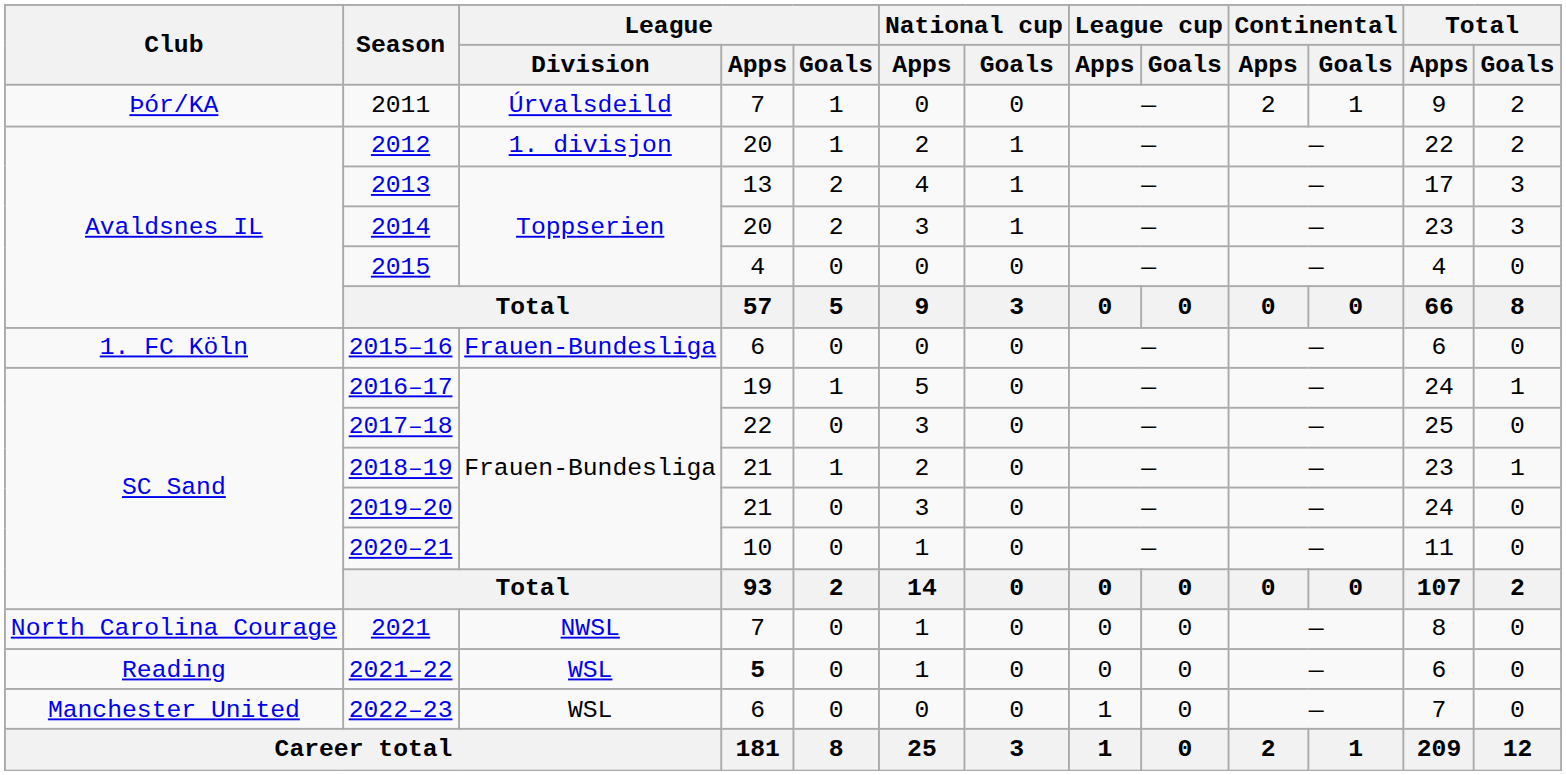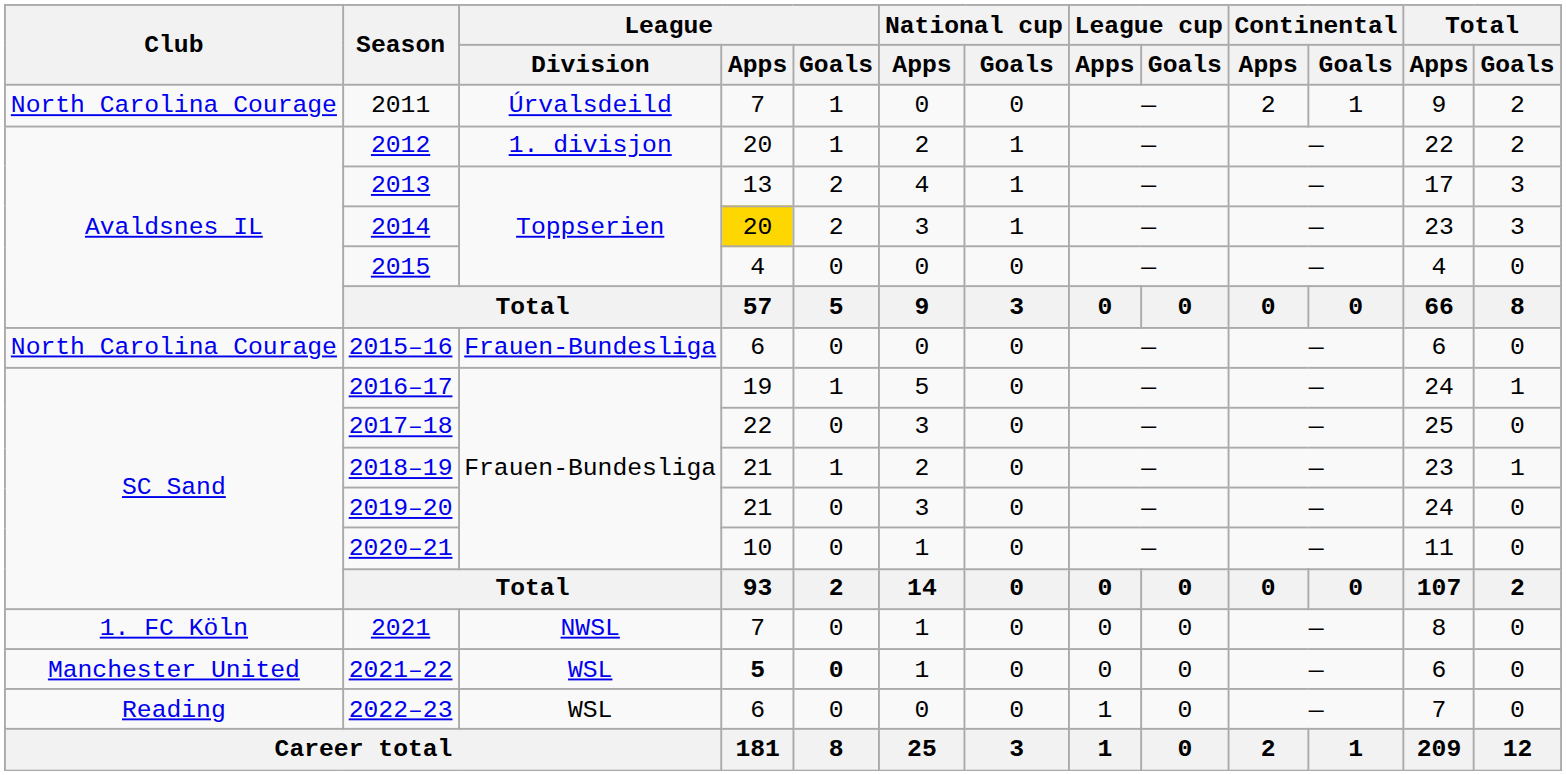(174, 106) Þór/KA -> (174, 106) North Carolina Courage
(758, 226) no background -> (758, 226) gold background
(174, 347) 1. FC Köln -> (174, 347) North Carolina Courage
(174, 629) North Carolina Courage -> (174, 629) 1. FC Köln
(174, 669) Reading -> (174, 669) Manchester United
(836, 669) normal -> (836, 669) bold
(174, 709) Manchester United -> (174, 709) Reading
